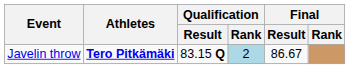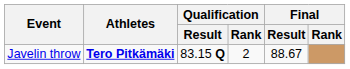(246, 54) lightblue background -> (246, 54) no background
(286, 54) 86.67 -> (286, 54) 88.67
